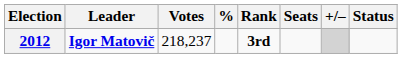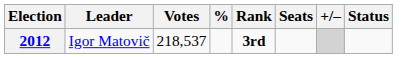(112, 41) bold -> (109, 41) normal
(186, 41) 218,237 -> (182, 41) 218,537
